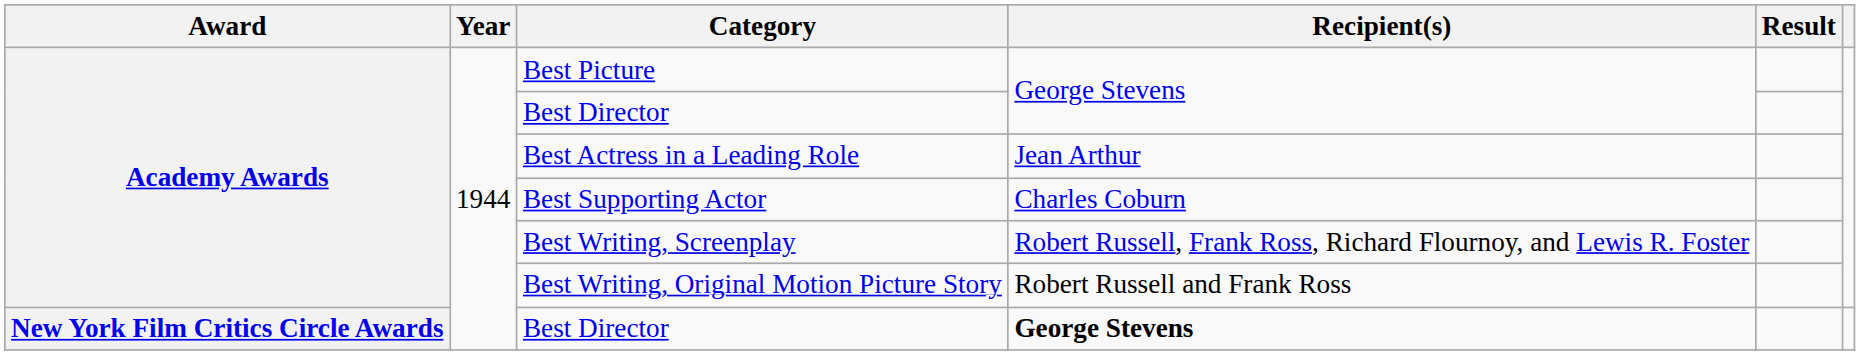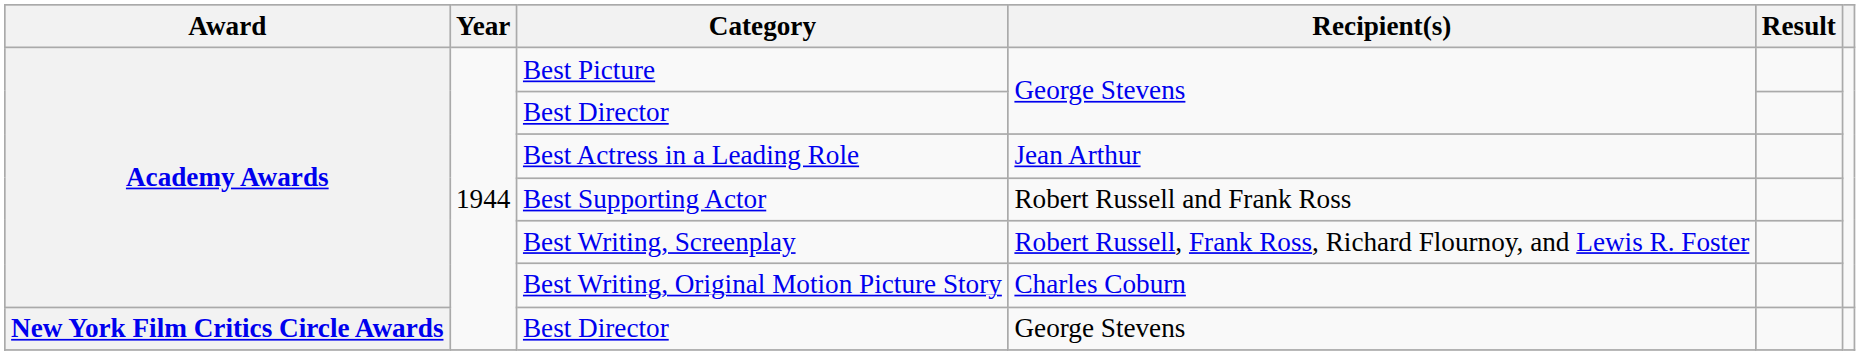(1100, 198) Charles Coburn -> (1183, 198) Robert Russell and Frank Ross
(1183, 284) Robert Russell and Frank Ross -> (1100, 284) Charles Coburn
(1104, 328) bold -> (1100, 328) normal
